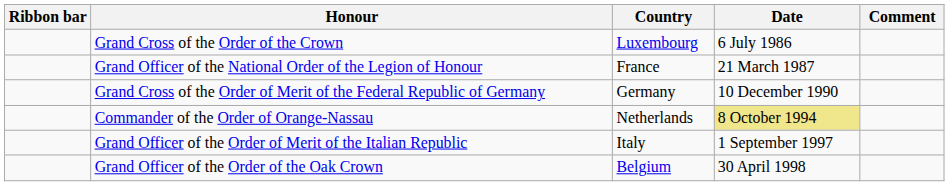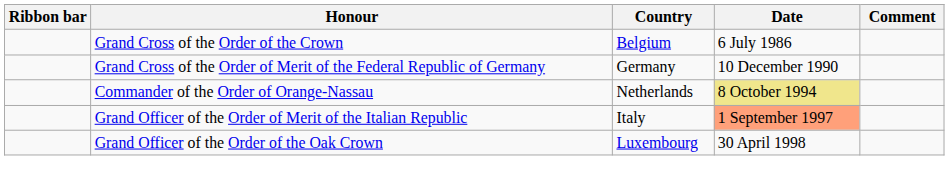(657, 42) Luxembourg -> (644, 42) Belgium
- row: (288, 67)
(775, 142) no background -> (775, 117) lightsalmon background
(644, 167) Belgium -> (657, 142) Luxembourg
